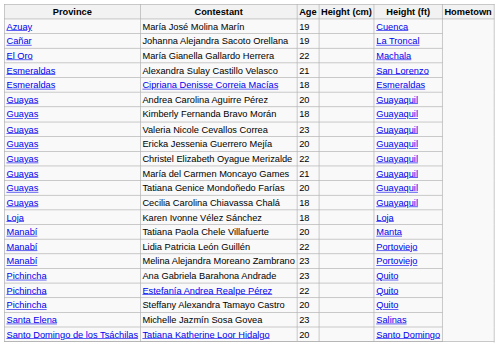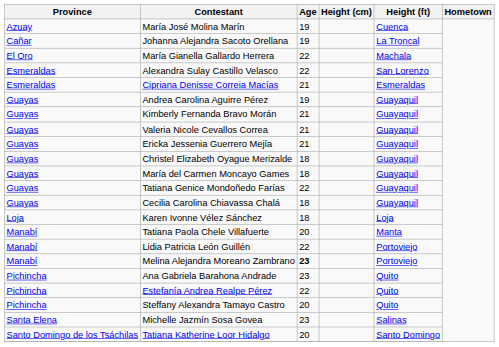(304, 71) 21 -> (304, 71) 22
(304, 85) 18 -> (304, 85) 21
(304, 100) 20 -> (304, 100) 19
(304, 115) 18 -> (304, 115) 21
(304, 129) 23 -> (304, 129) 21
(304, 144) 20 -> (304, 144) 21
(304, 159) 22 -> (304, 159) 18
(304, 173) 21 -> (304, 173) 18
(304, 188) 20 -> (304, 188) 22
(304, 261) normal -> (304, 261) bold
